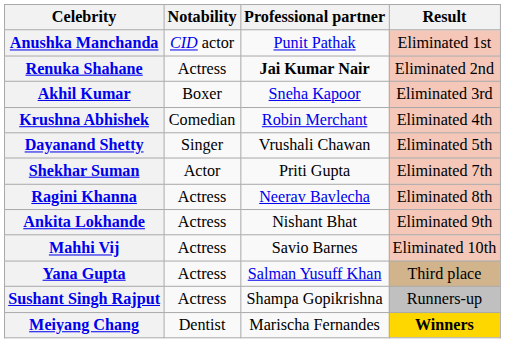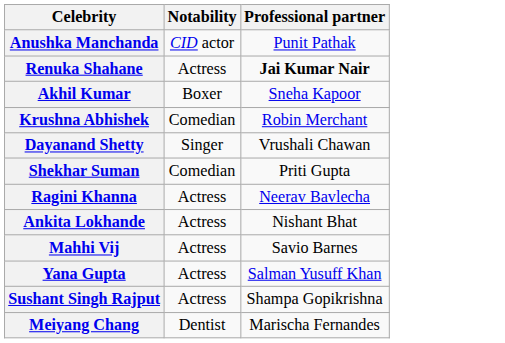- column: (444, 17)
(202, 171) Actor -> (202, 171) Comedian
